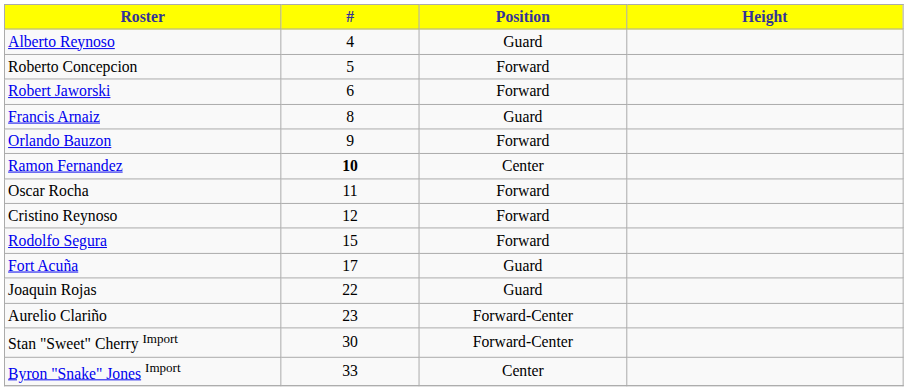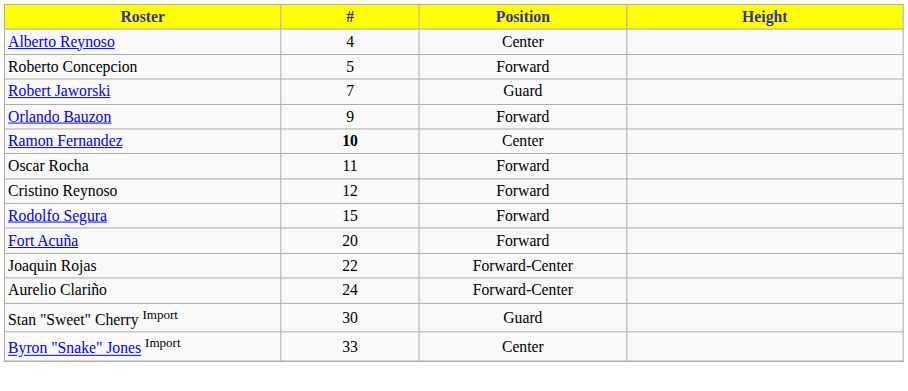(523, 41) Guard -> (523, 41) Center
(350, 91) 6 -> (350, 91) 7
(523, 91) Forward -> (523, 91) Guard
- row: (54, 116)
(350, 265) 17 -> (350, 240) 20
(523, 265) Guard -> (523, 240) Forward
(523, 290) Guard -> (523, 265) Forward-Center
(350, 315) 23 -> (350, 290) 24
(523, 342) Forward-Center -> (523, 317) Guard
